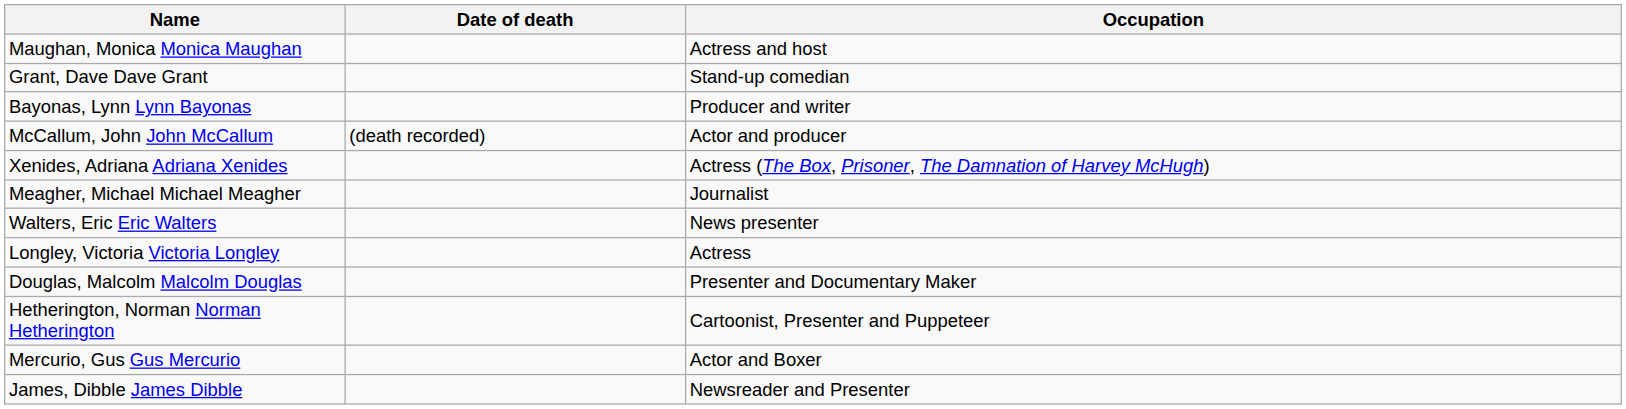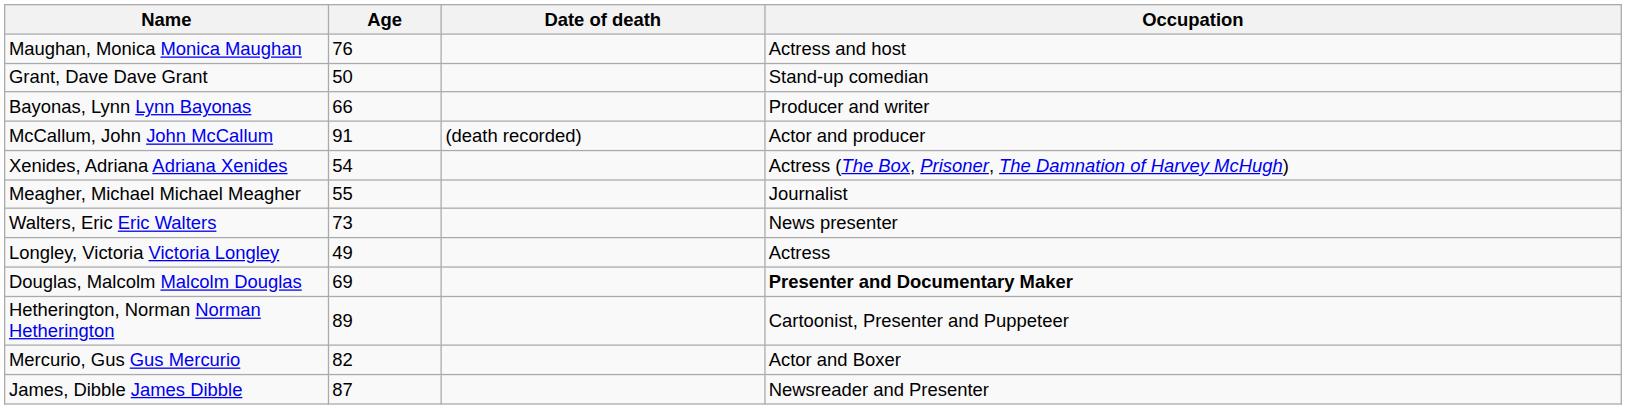+ column: (385, 20)
(833, 282) normal -> (921, 282) bold
